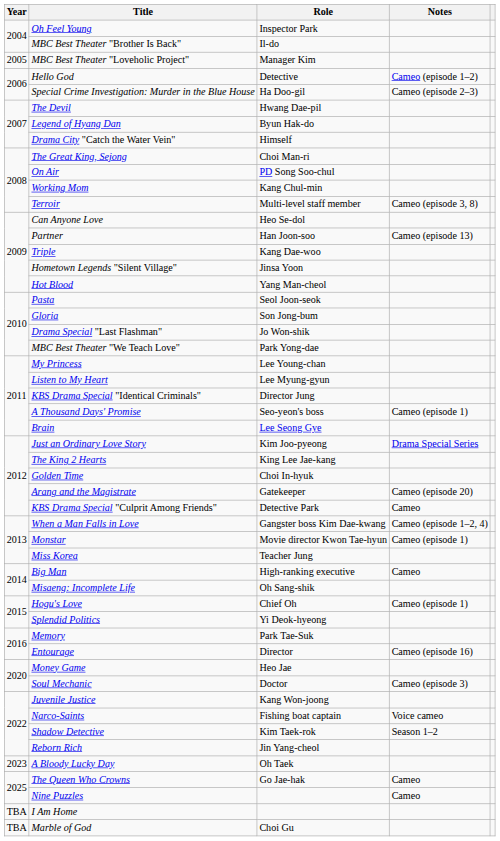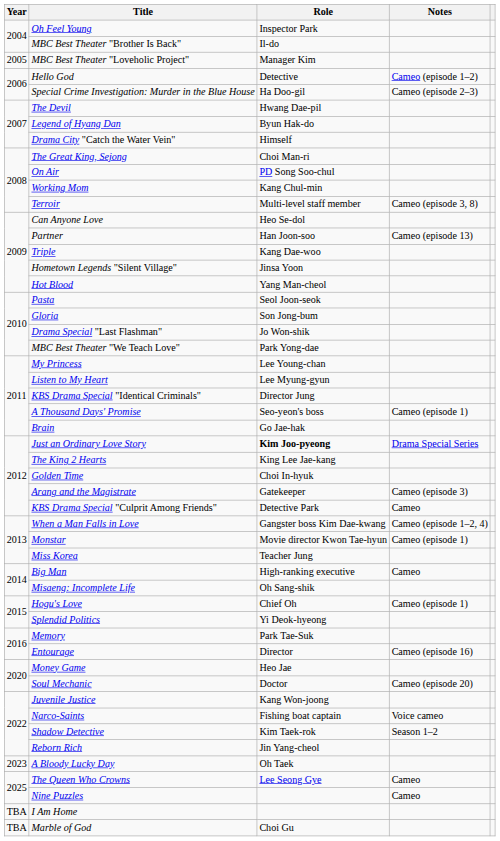(290, 428) Lee Seong Gye -> (282, 428) Go Jae-hak
(293, 444) normal -> (295, 444) bold
(432, 492) Cameo (episode 20) -> (430, 492) Cameo (episode 3)
(430, 683) Cameo (episode 3) -> (432, 683) Cameo (episode 20)
(282, 779) Go Jae-hak -> (290, 779) Lee Seong Gye
